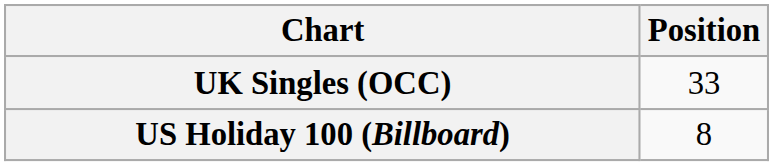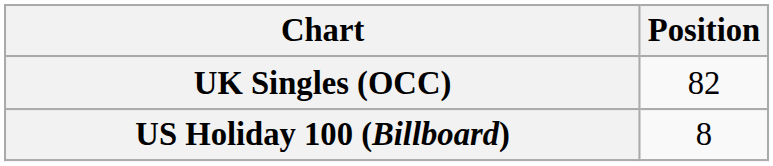(704, 82) 33 -> (704, 82) 82
